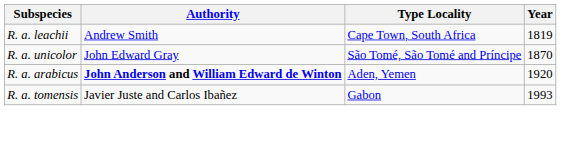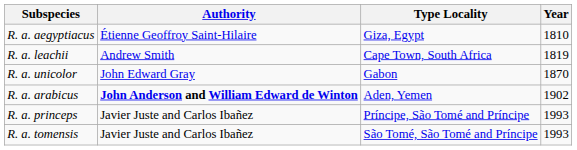+ row: (51, 34)
(434, 54) São Tomé, São Tomé and Príncipe -> (380, 74) Gabon
(540, 74) 1920 -> (556, 94) 1902
+ row: (42, 114)
(364, 94) Gabon -> (451, 134) São Tomé, São Tomé and Príncipe
